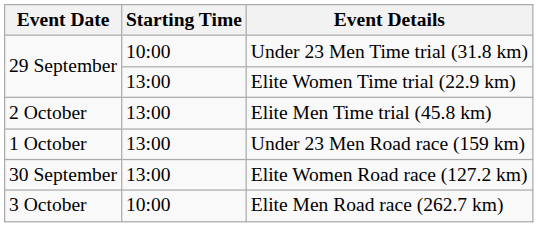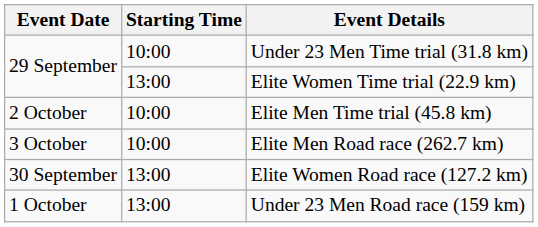(148, 112) 13:00 -> (148, 112) 10:00
rows swapped: (388, 143) <-> (377, 205)
